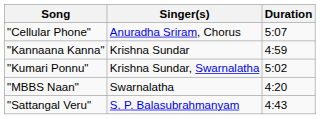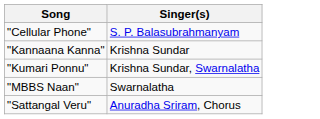- column: (288, 14)
(175, 32) Anuradha Sriram, Chorus -> (175, 32) S. P. Balasubrahmanyam
(175, 105) S. P. Balasubrahmanyam -> (175, 105) Anuradha Sriram, Chorus
